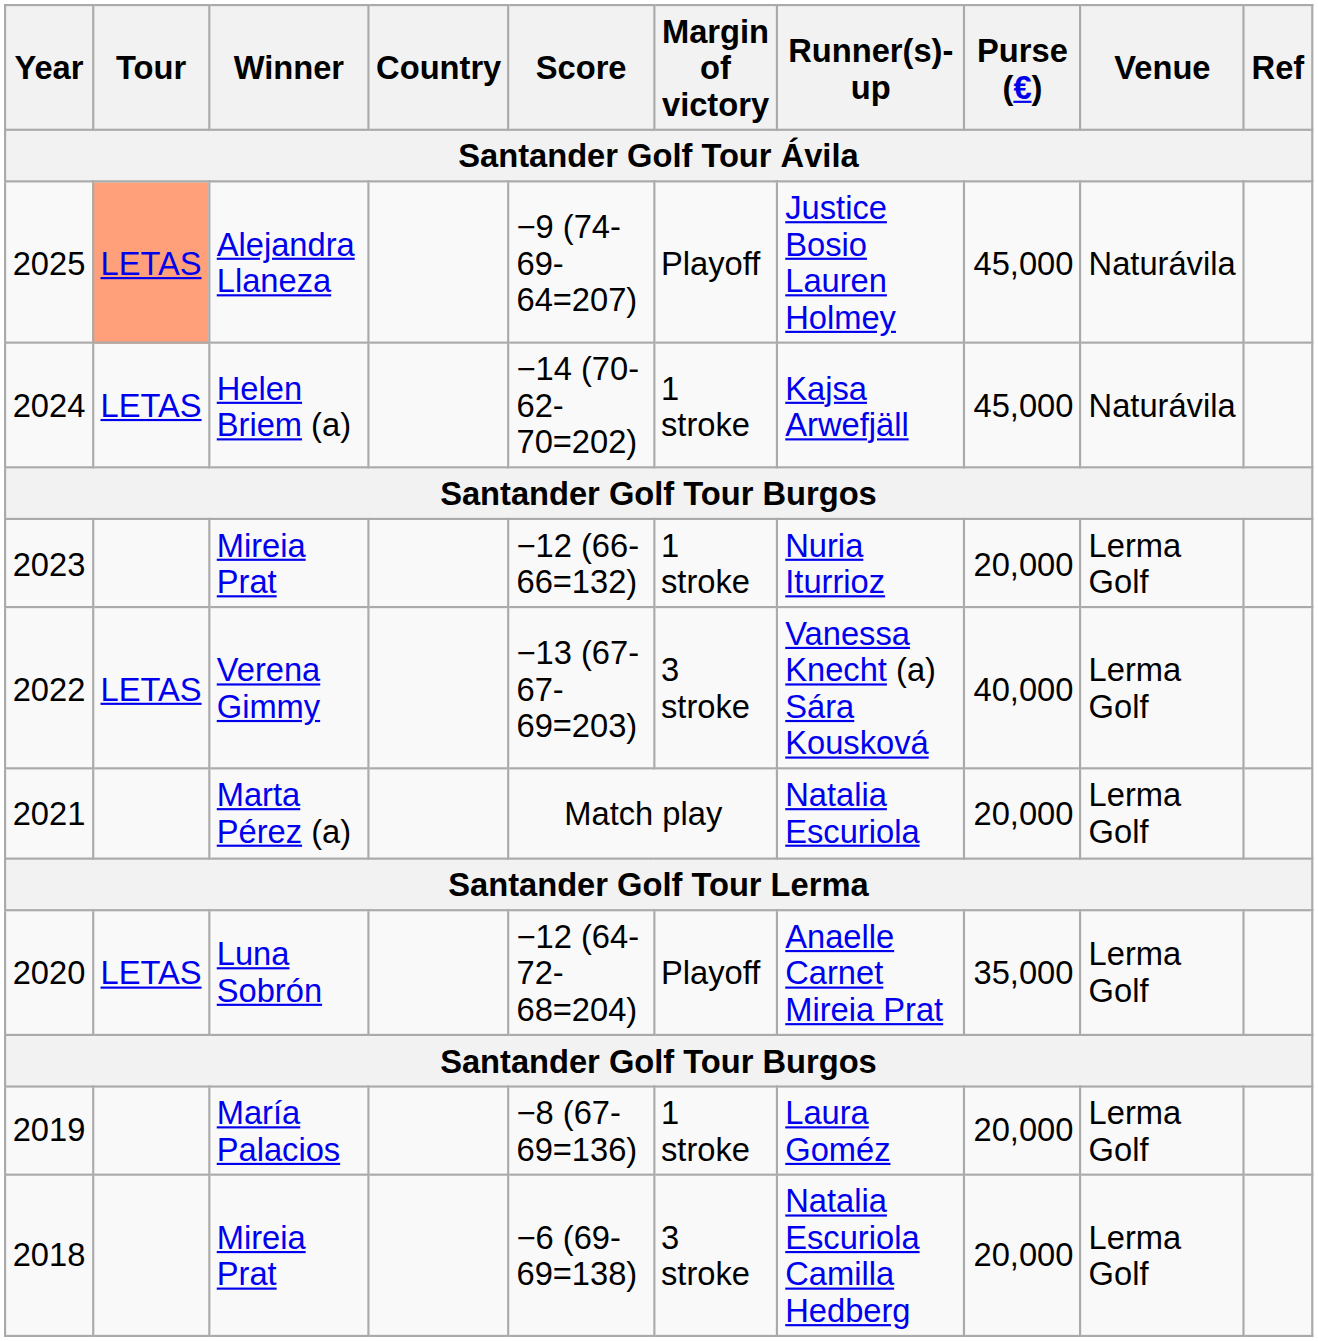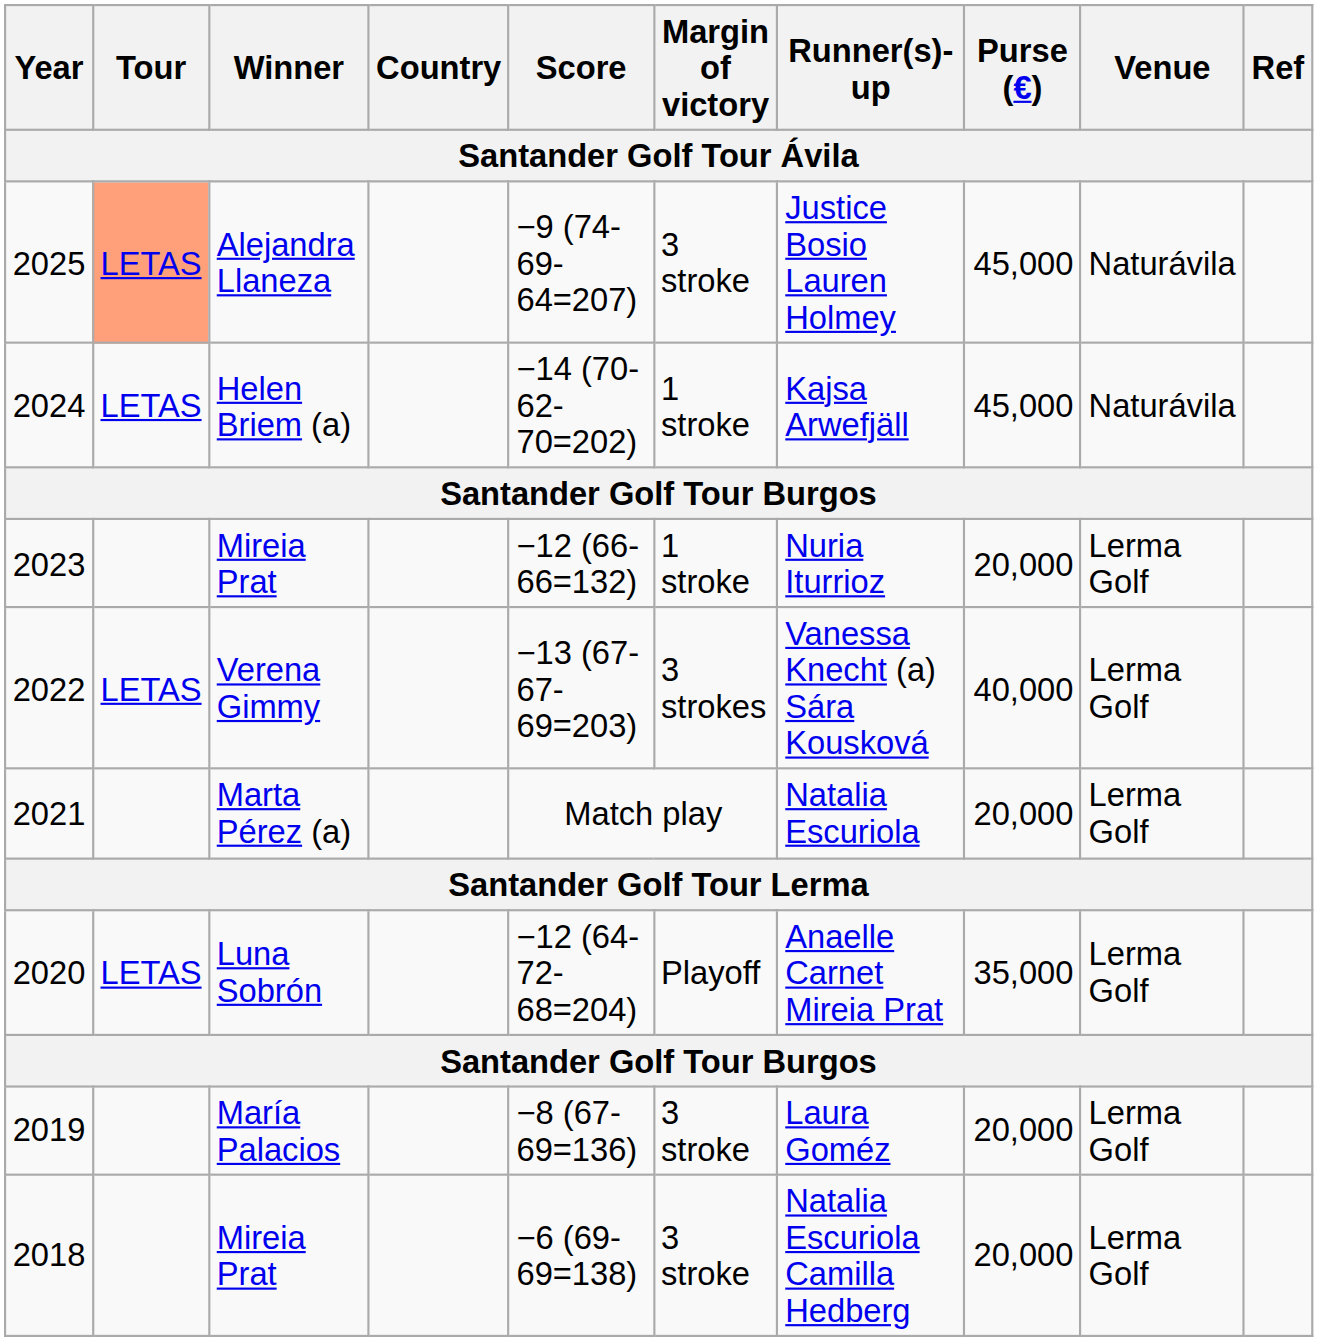(711, 263) Playoff -> (705, 263) 3 stroke
(705, 689) 3 stroke -> (714, 689) 3 strokes
(705, 1130) 1 stroke -> (705, 1130) 3 stroke
